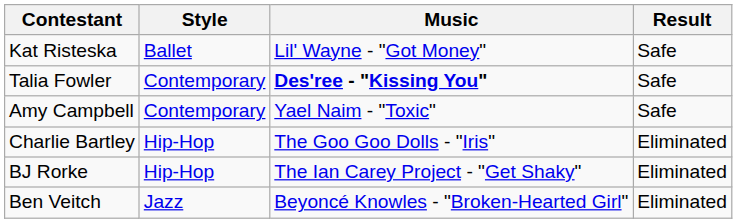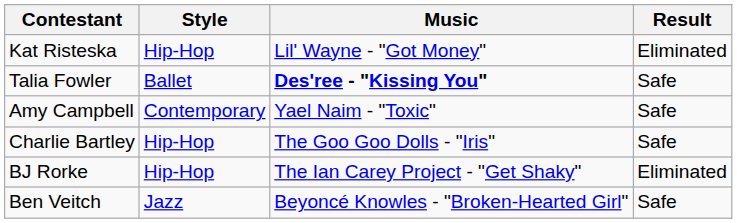(168, 50) Ballet -> (179, 50) Hip-Hop
(657, 50) Safe -> (682, 50) Eliminated
(205, 80) Contemporary -> (168, 80) Ballet
(682, 141) Eliminated -> (657, 141) Safe
(682, 202) Eliminated -> (657, 202) Safe
